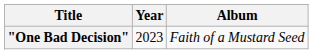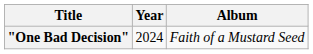(149, 37) 2023 -> (149, 37) 2024
